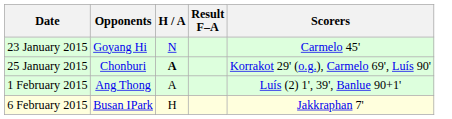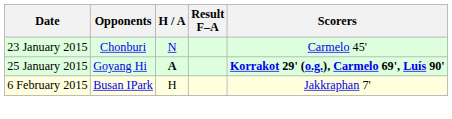(120, 47) Goyang Hi -> (123, 47) Chonburi
(123, 66) Chonburi -> (120, 66) Goyang Hi
(330, 66) normal -> (337, 66) bold
- row: (47, 85)
